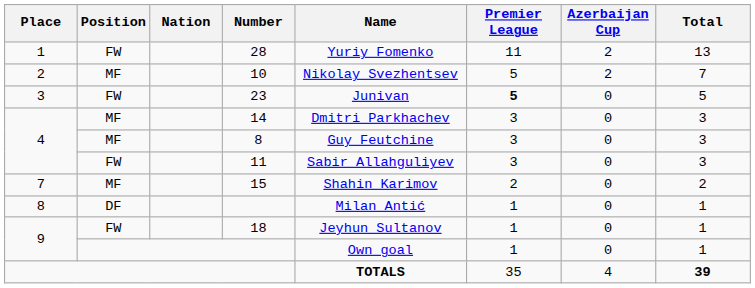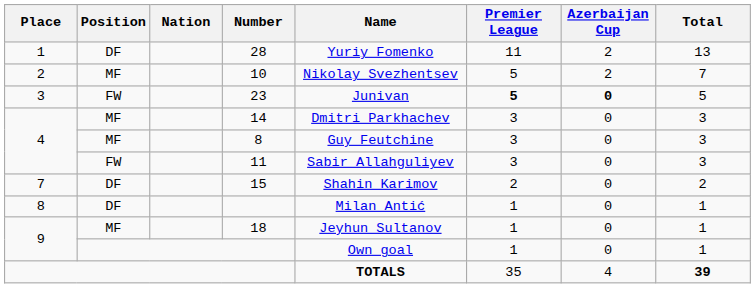(113, 53) FW -> (113, 53) DF
(608, 97) normal -> (608, 97) bold
(113, 185) MF -> (113, 185) DF
(113, 229) FW -> (113, 229) MF
